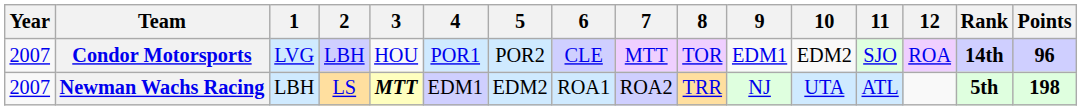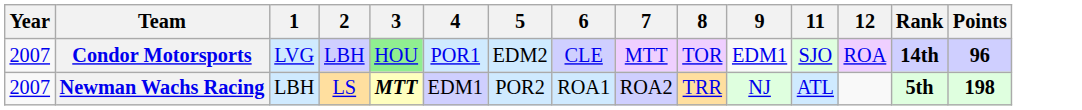- column: (824, 21)
(396, 55) no background -> (396, 55) lightgreen background
(520, 55) POR2 -> (520, 55) EDM2
(520, 88) EDM2 -> (520, 88) POR2
